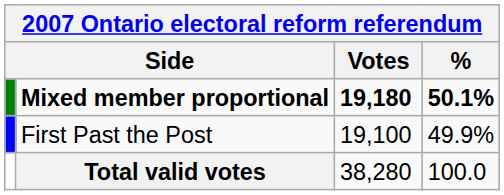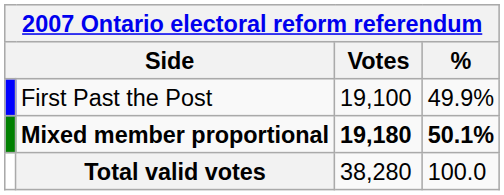rows swapped: (117, 135) <-> (175, 98)
